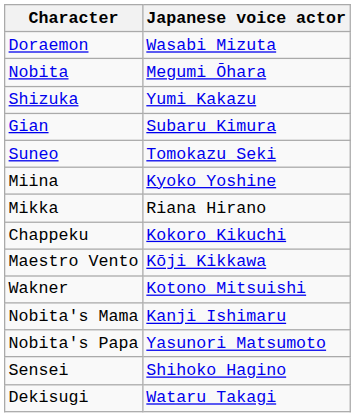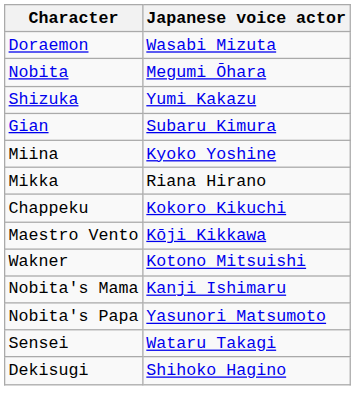- row: (34, 154)
(216, 371) Shihoko Hagino -> (211, 344) Wataru Takagi
(211, 398) Wataru Takagi -> (216, 371) Shihoko Hagino
